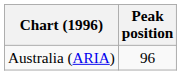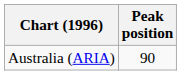(148, 57) 96 -> (148, 57) 90
